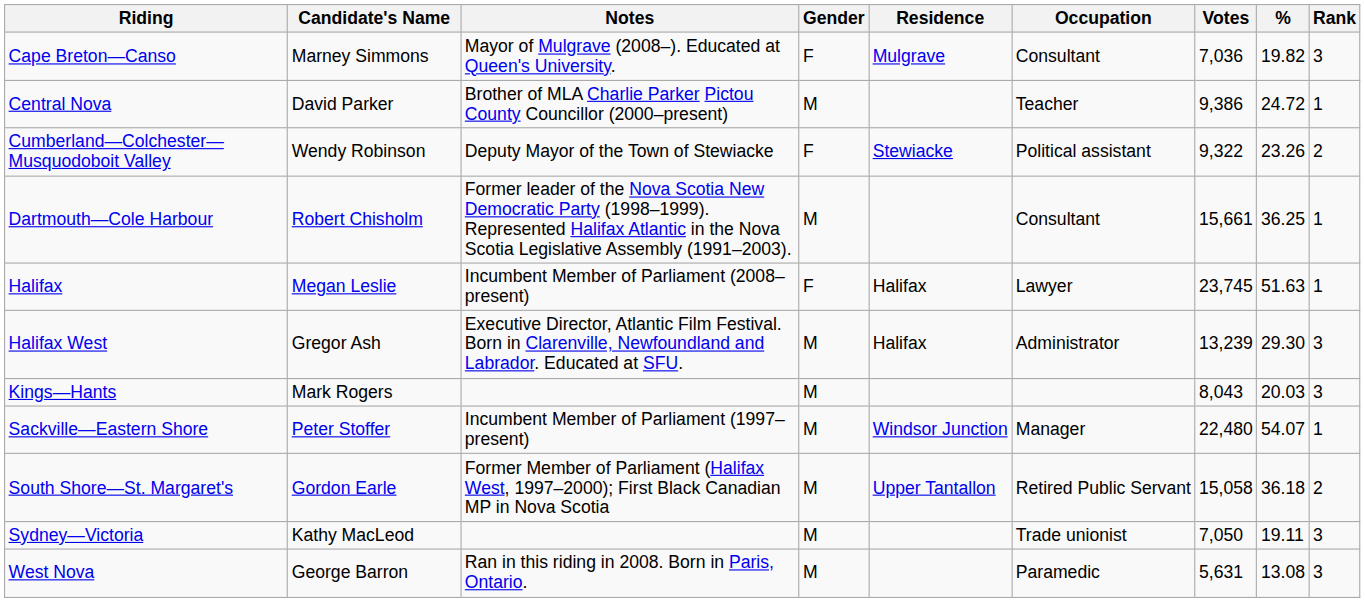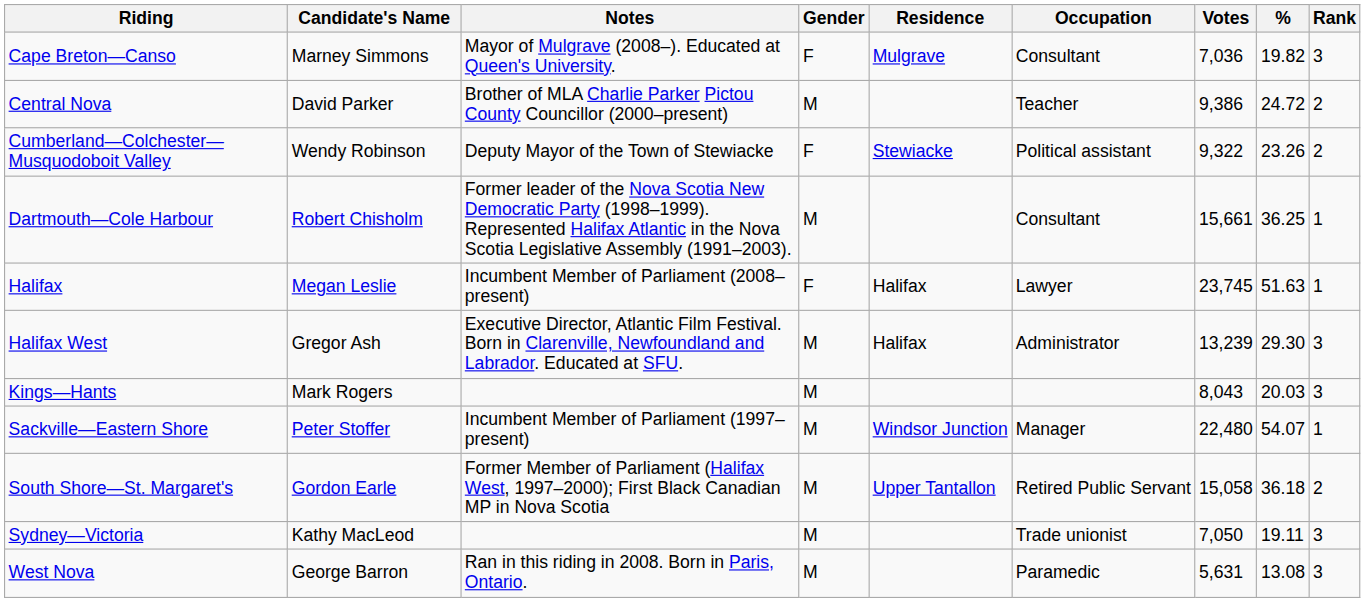(1318, 103) 1 -> (1318, 103) 2
